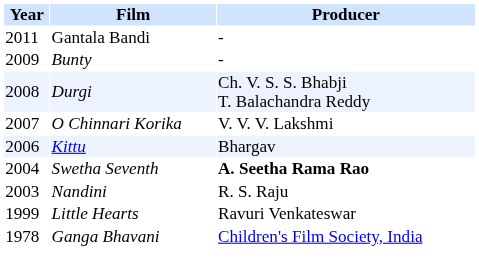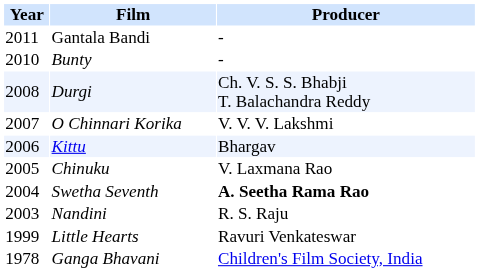(22, 59) 2009 -> (22, 59) 2010
+ row: (81, 168)
